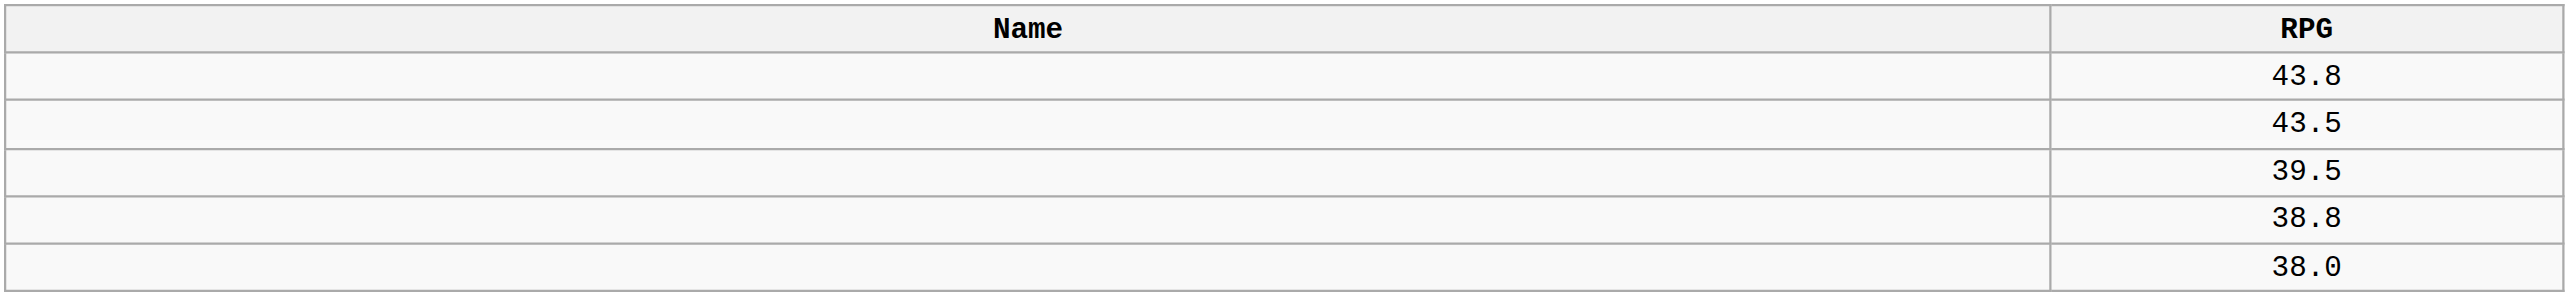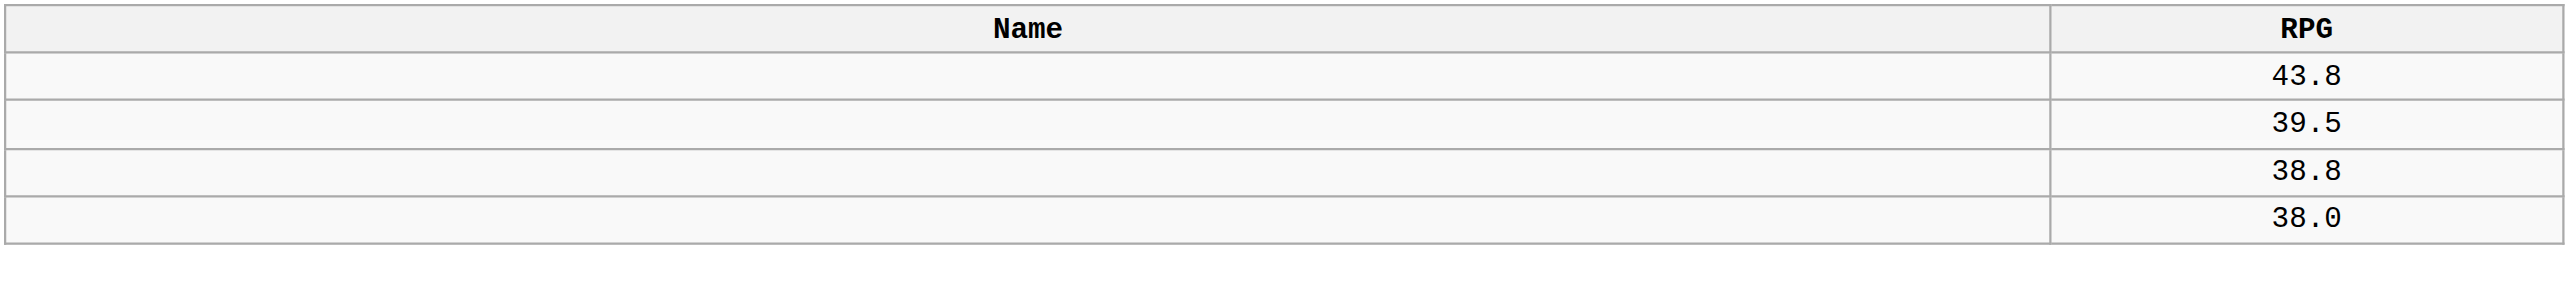- row: (2307, 124)
